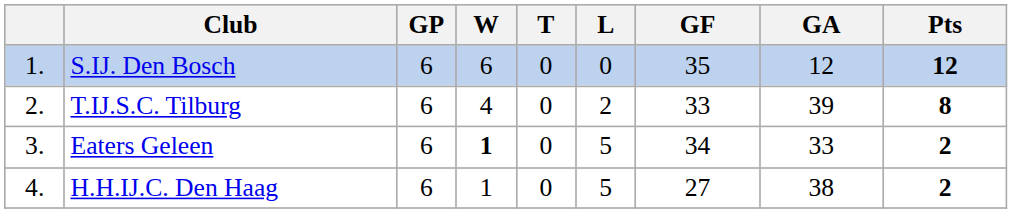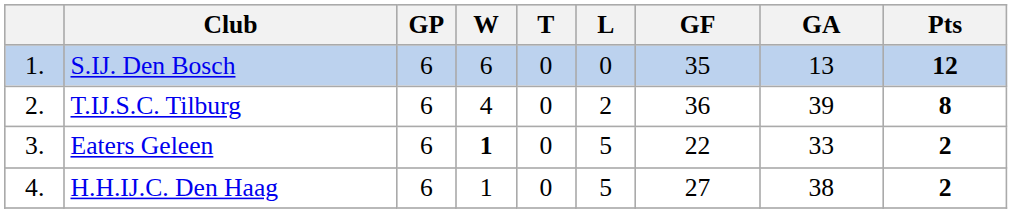(821, 65) 12 -> (821, 65) 13
(698, 106) 33 -> (698, 106) 36
(698, 146) 34 -> (698, 146) 22
